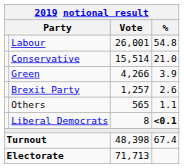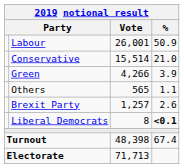(165, 43) 54.8 -> (165, 43) 50.9
rows swapped: (45, 89) <-> (28, 105)
